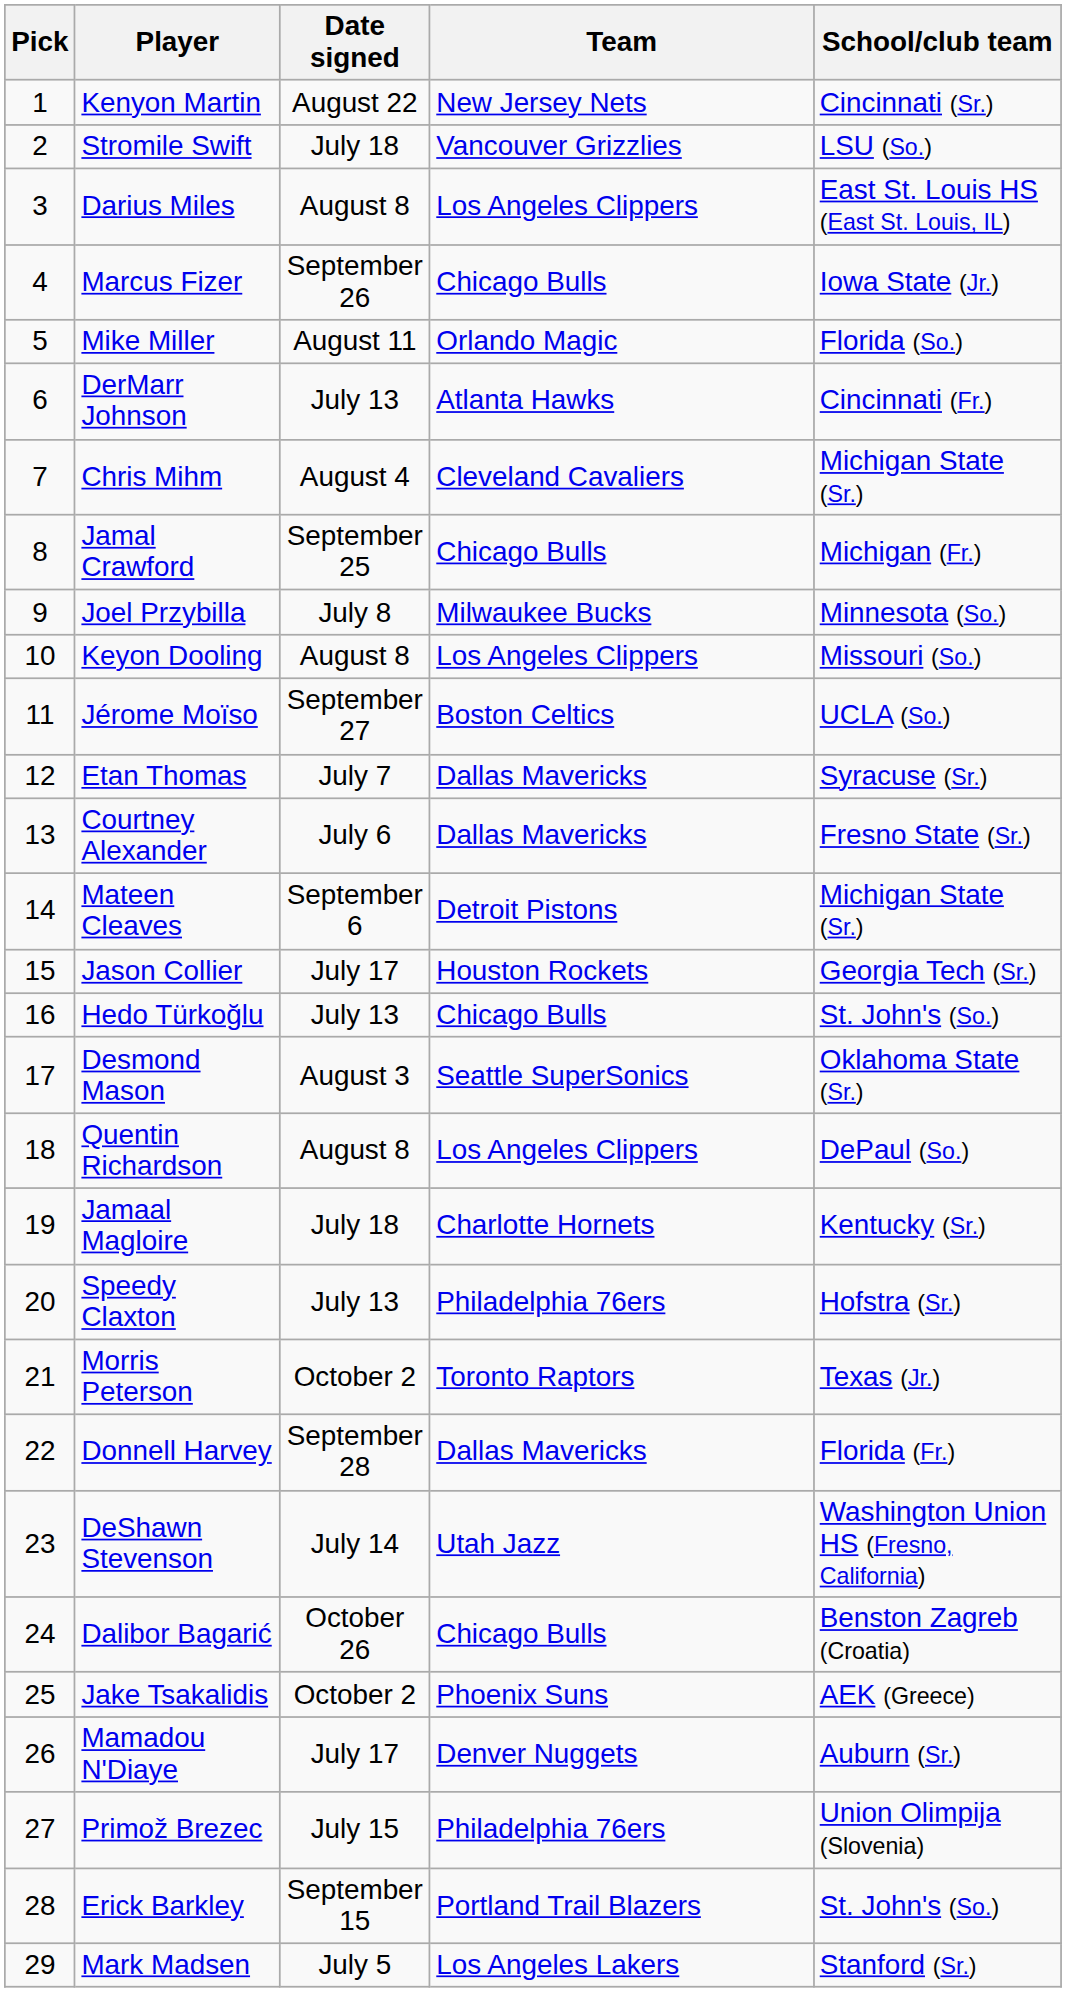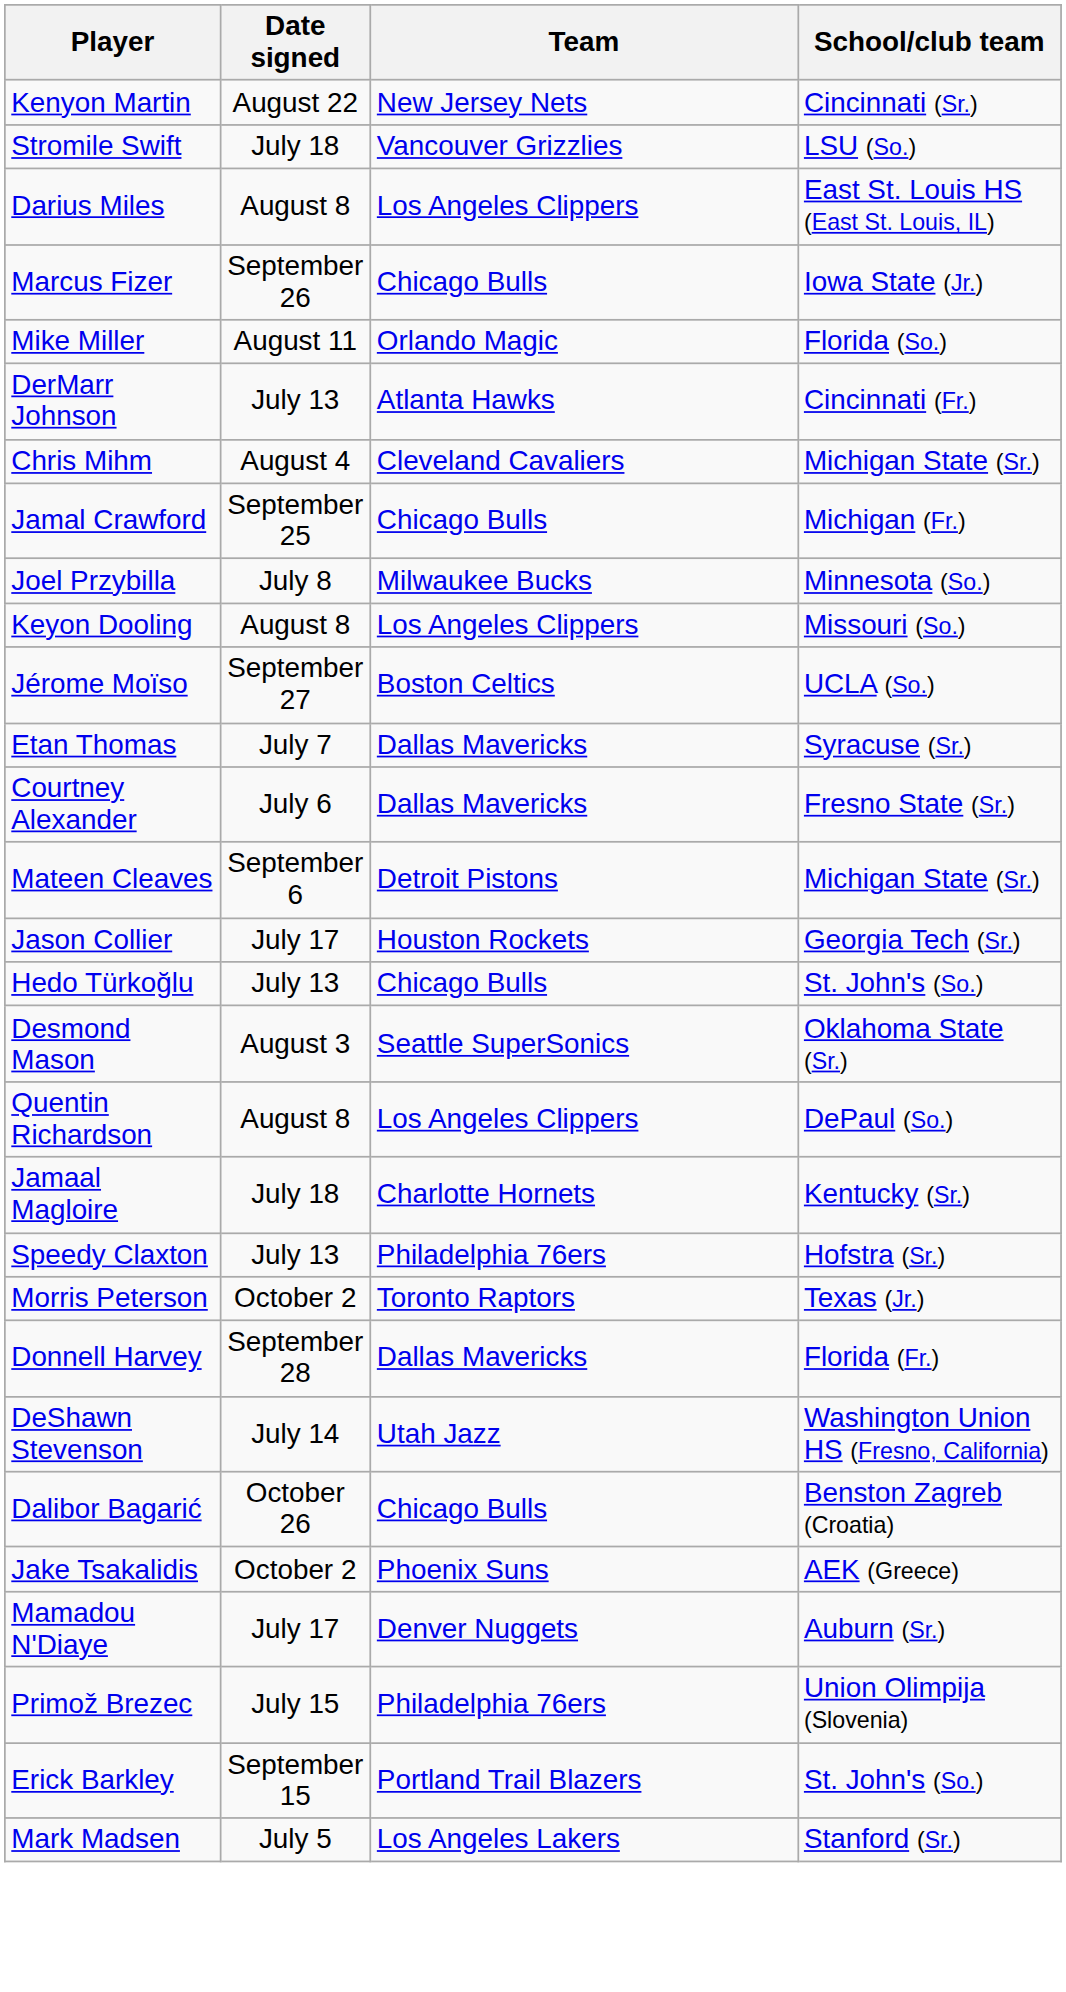- column: (40, 42)
